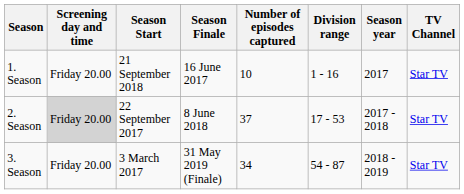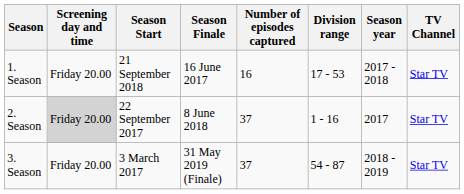(246, 73) 10 -> (246, 73) 16
(325, 73) 1 - 16 -> (328, 73) 17 - 53
(376, 73) 2017 -> (380, 73) 2017 - 2018
(328, 119) 17 - 53 -> (325, 119) 1 - 16
(380, 119) 2017 - 2018 -> (376, 119) 2017
(246, 165) 34 -> (246, 165) 37
